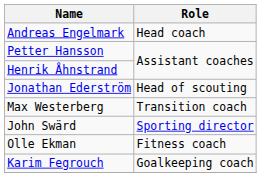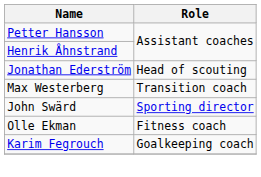- row: (66, 32)
